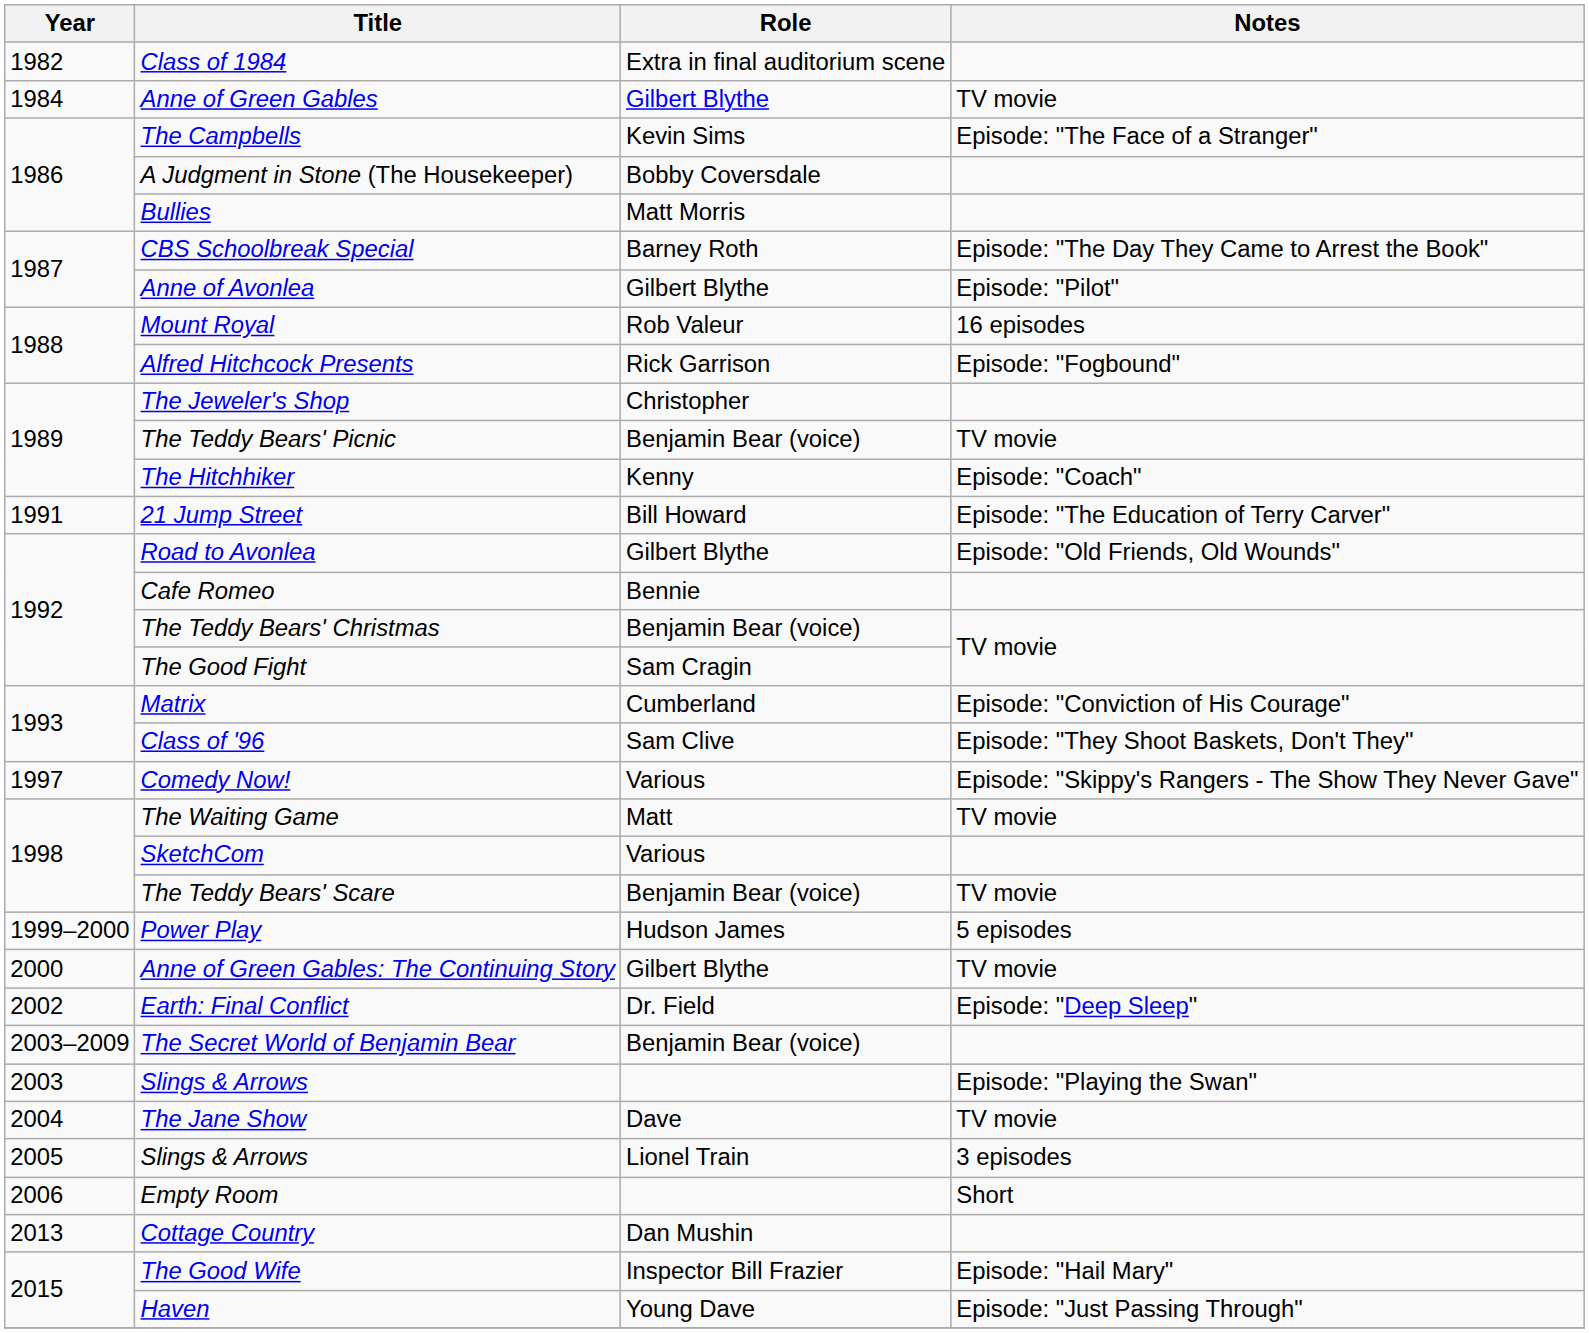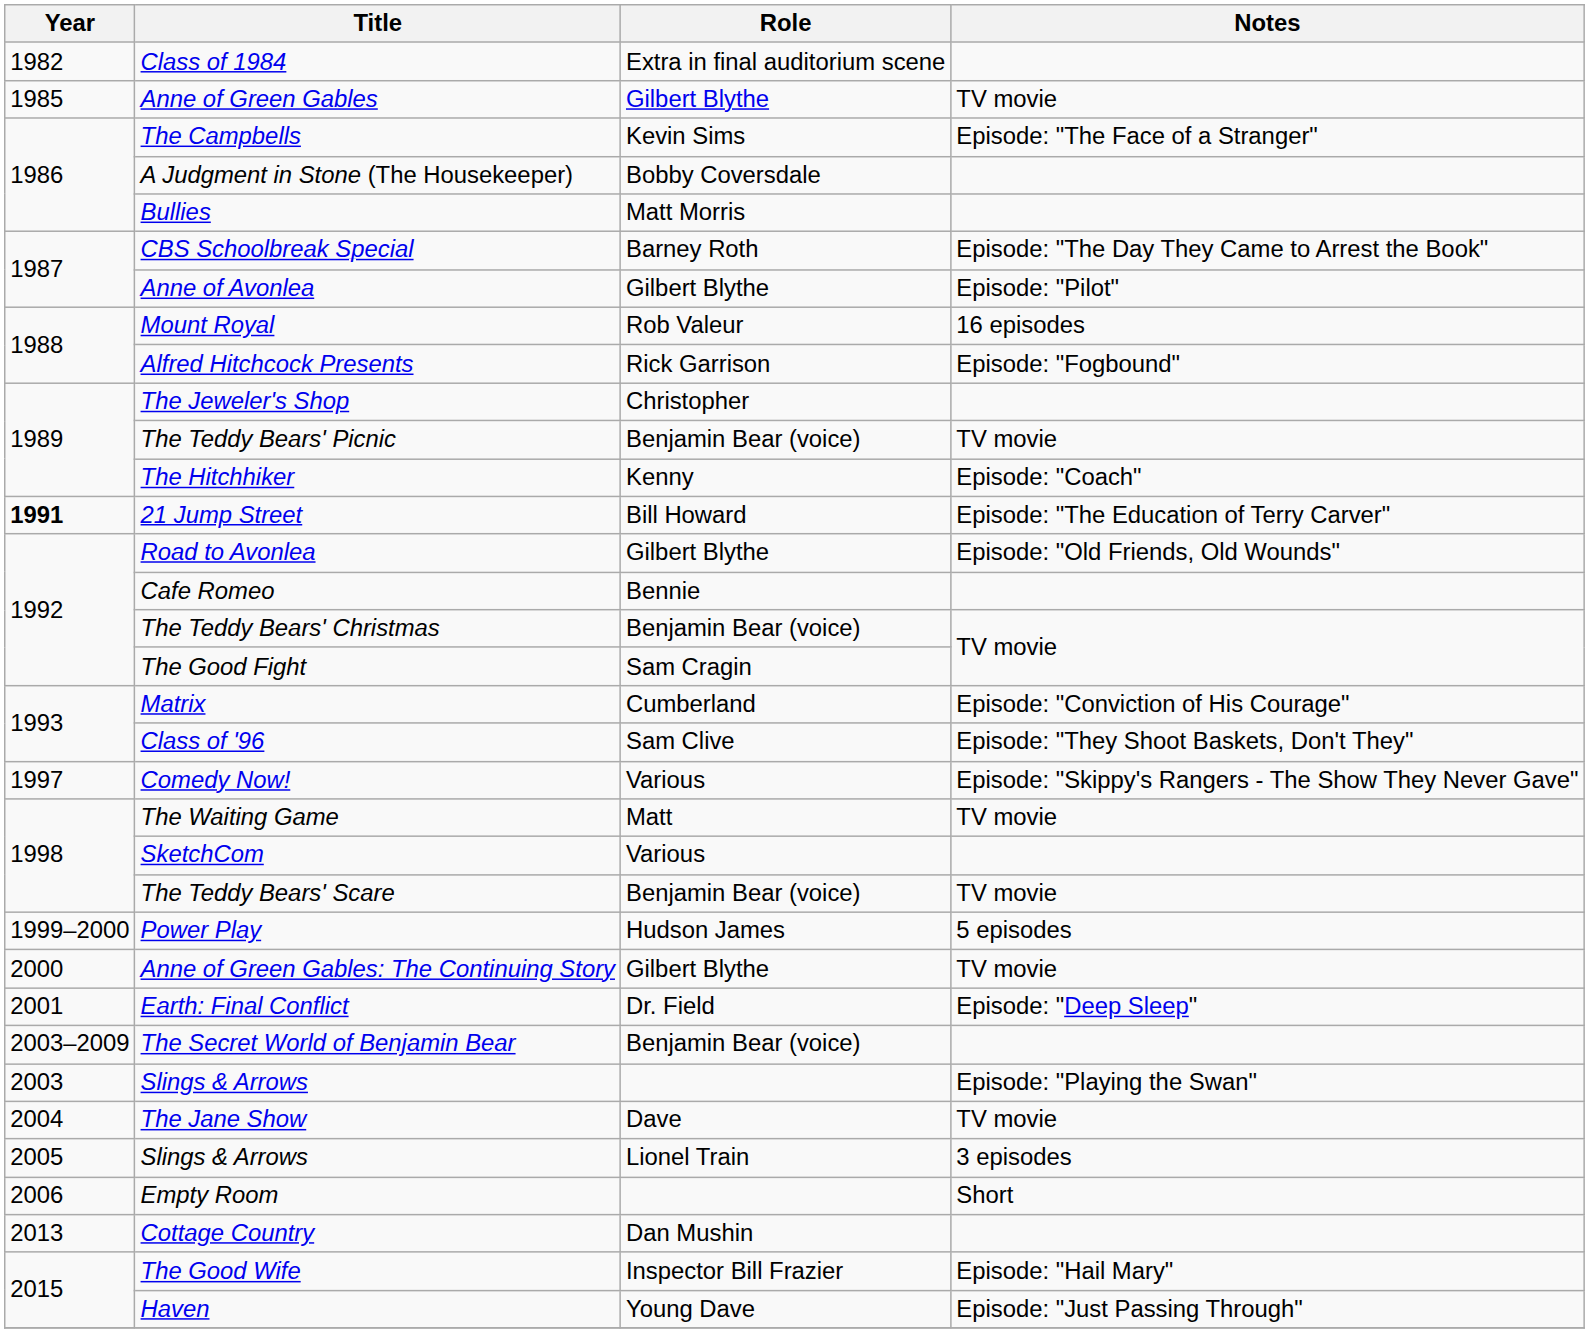(37, 99) 1984 -> (37, 99) 1985
(37, 514) normal -> (37, 514) bold
(37, 1006) 2002 -> (37, 1006) 2001
